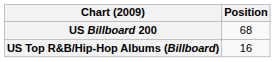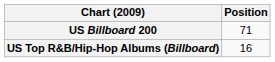(246, 30) 68 -> (246, 30) 71
